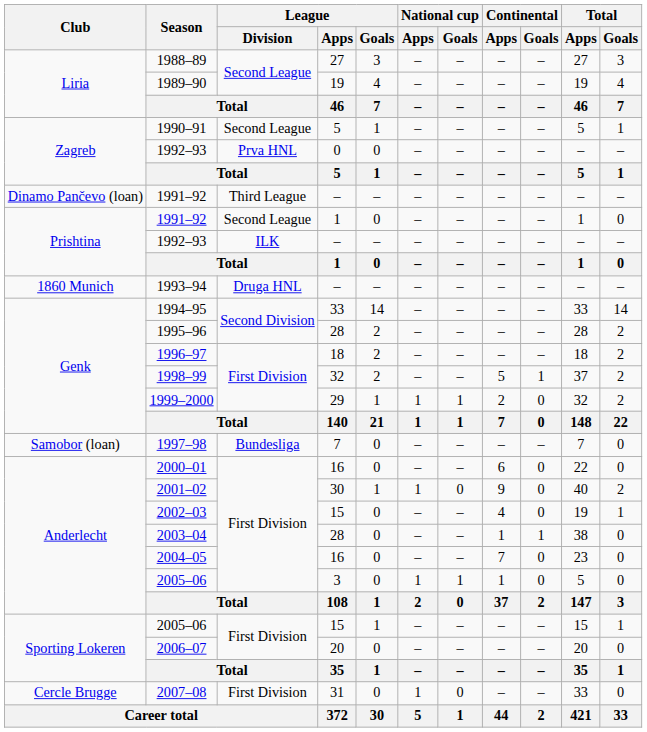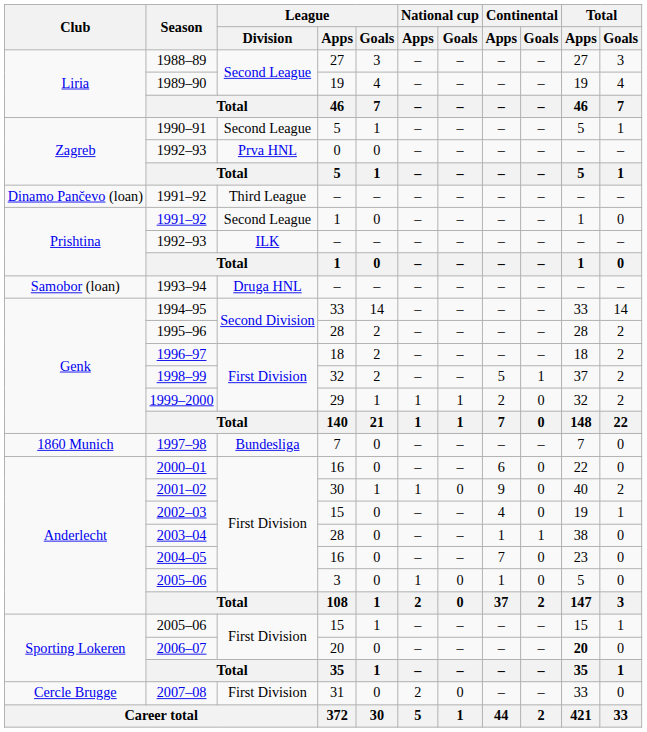(75, 286) 1860 Munich -> (75, 286) Samobor (loan)
(75, 444) Samobor (loan) -> (75, 444) 1860 Munich
(460, 580) 1 -> (460, 580) 0
(581, 648) normal -> (581, 648) bold
(418, 693) 1 -> (418, 693) 2
